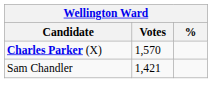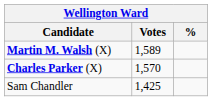+ row: (59, 50)
(148, 68) 1,421 -> (148, 86) 1,425
